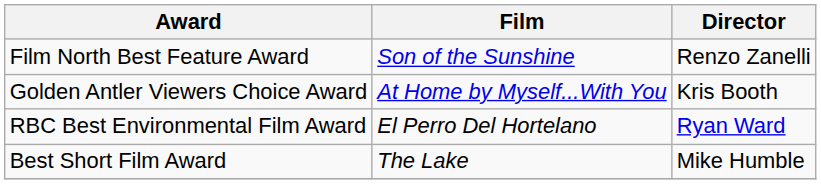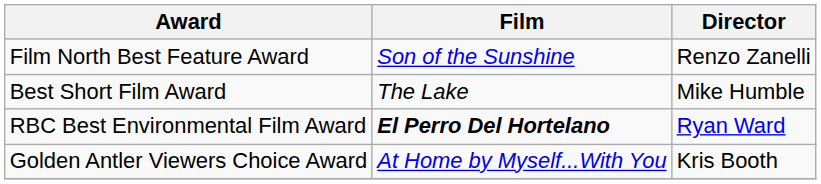rows swapped: (118, 160) <-> (188, 91)
(487, 126) normal -> (494, 126) bold
